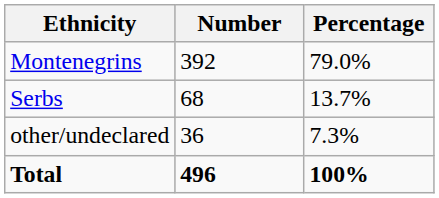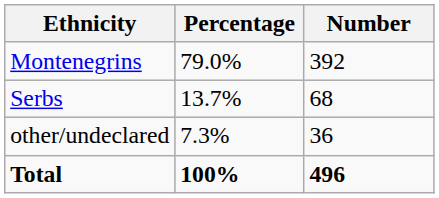columns swapped: (239, 23) <-> (369, 23)
